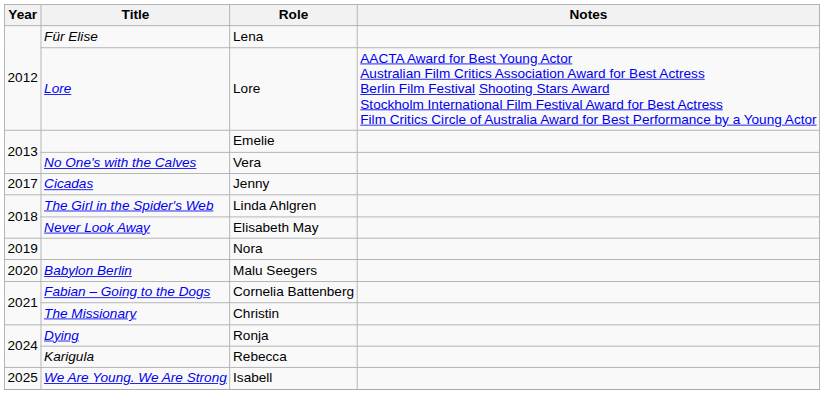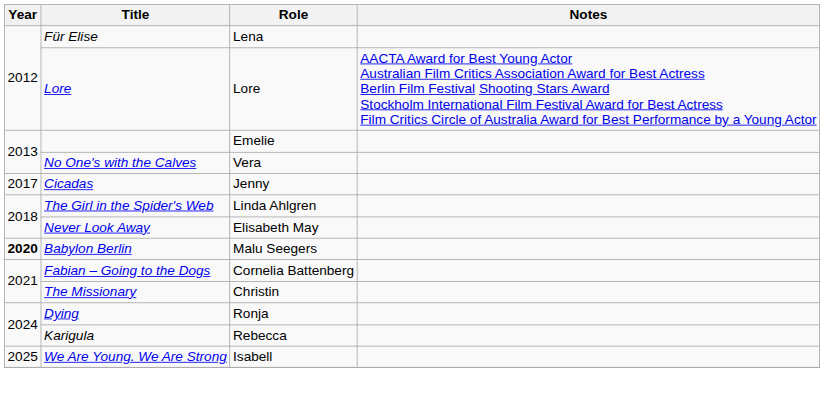- row: (248, 249)
(23, 270) normal -> (23, 249) bold
